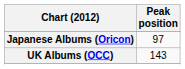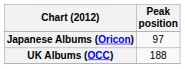(158, 55) 143 -> (158, 55) 188
